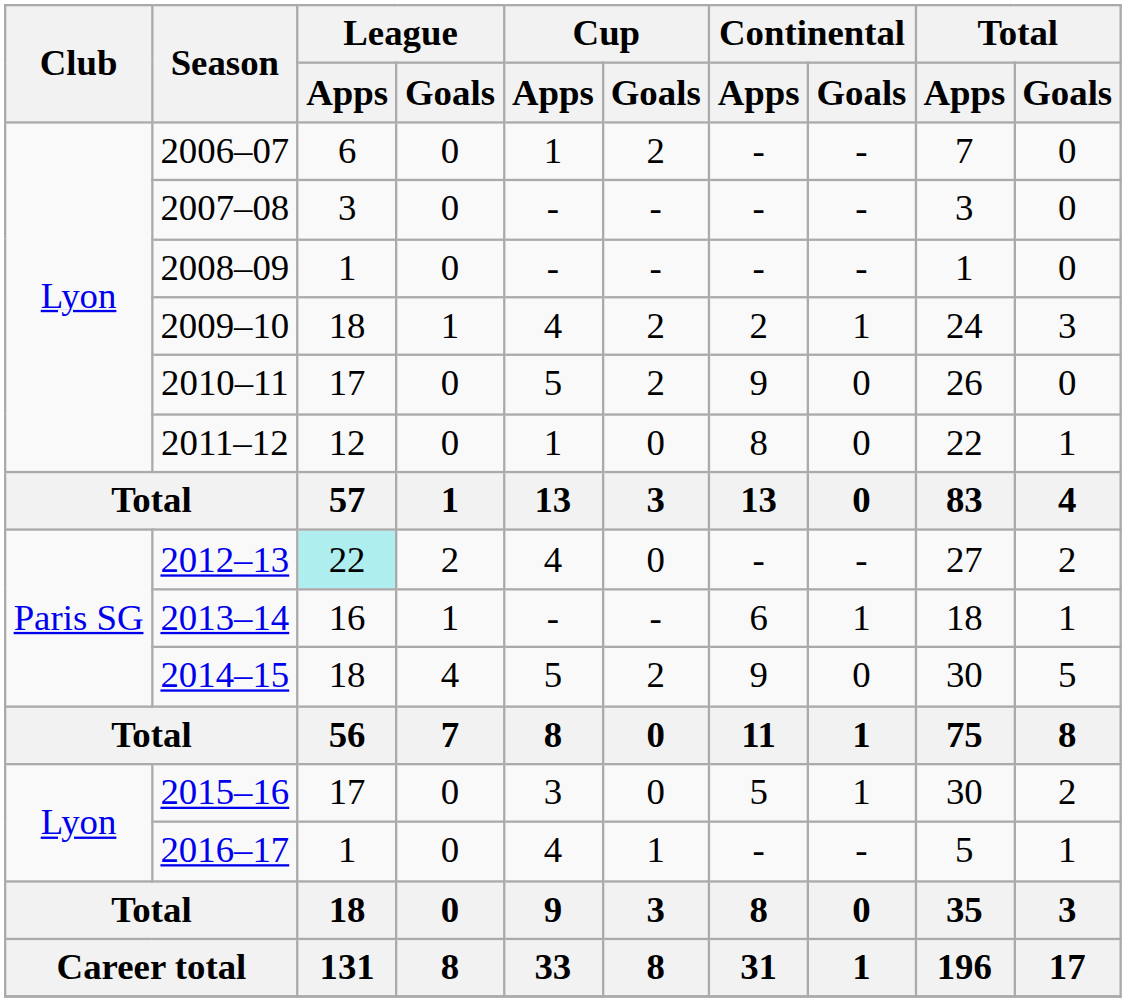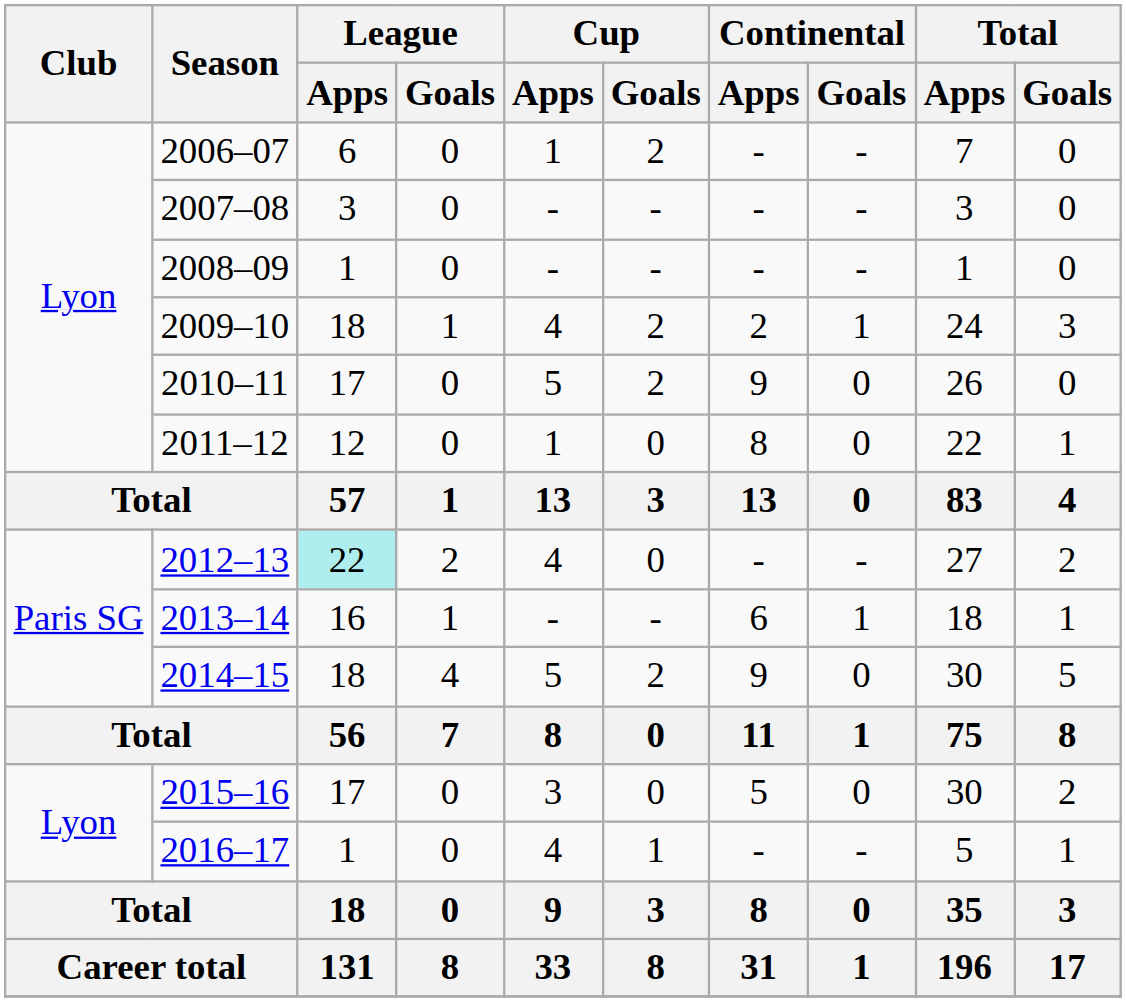(861, 792) 1 -> (861, 792) 0
